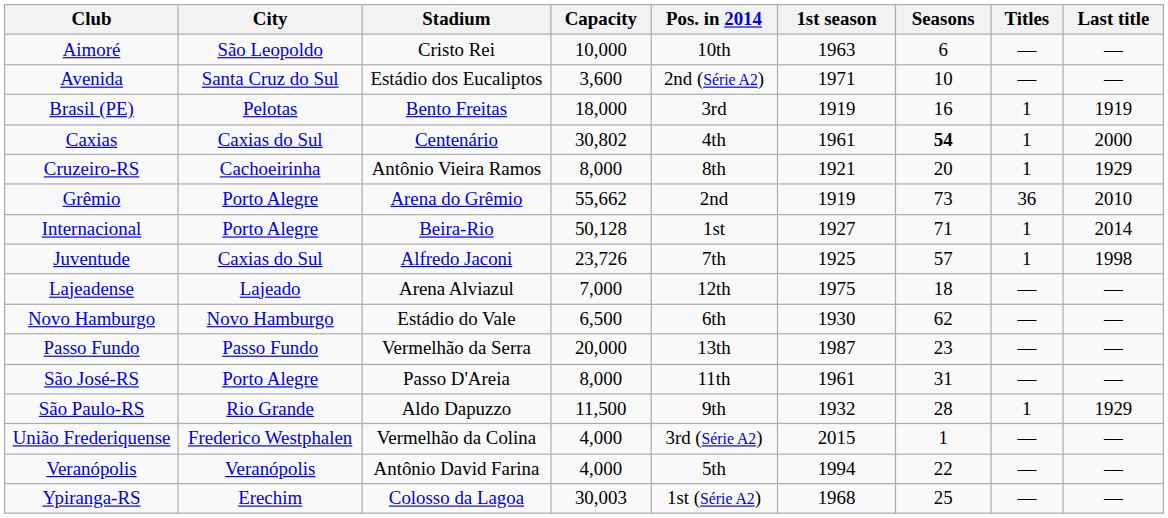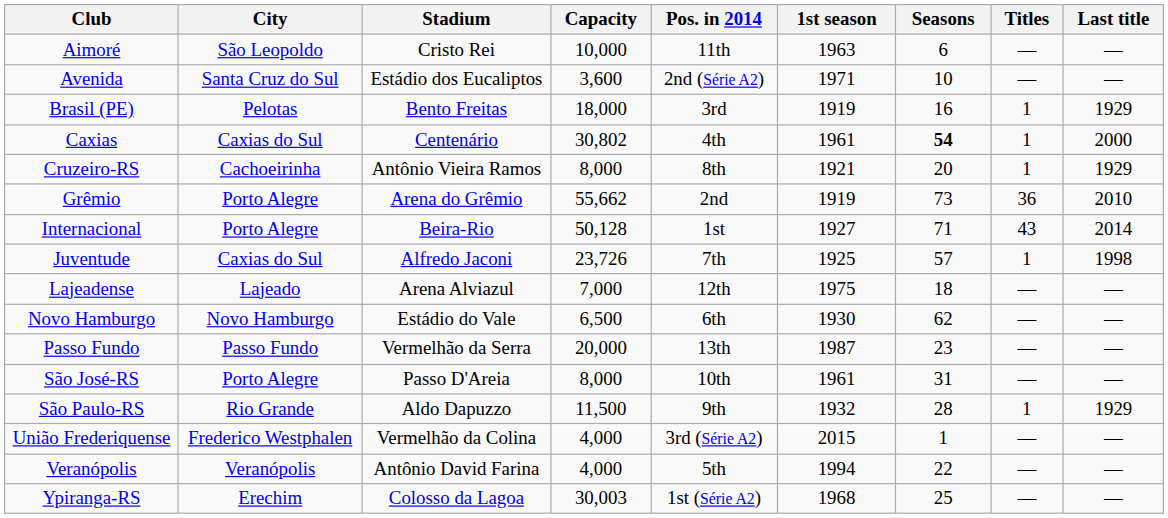(714, 49) 10th -> (714, 49) 11th
(1113, 109) 1919 -> (1113, 109) 1929
(1027, 229) 1 -> (1027, 229) 43
(714, 378) 11th -> (714, 378) 10th
